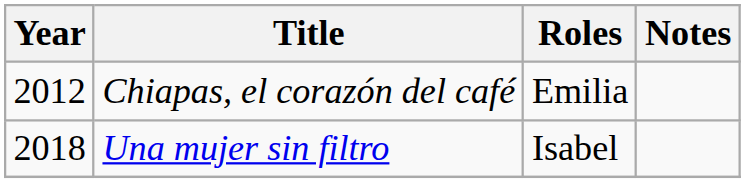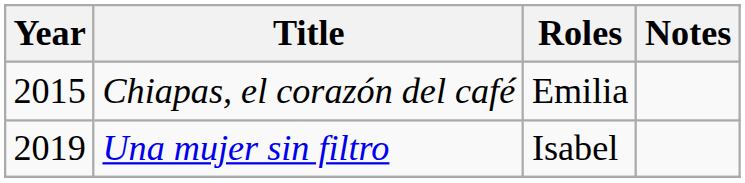(50, 90) 2012 -> (50, 90) 2015
(50, 147) 2018 -> (50, 147) 2019
